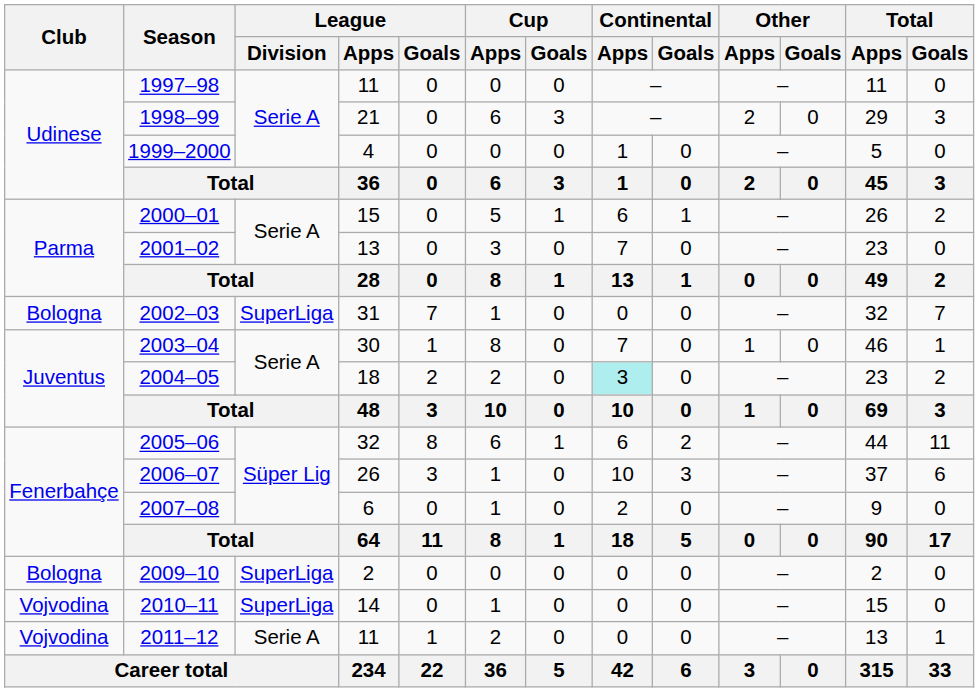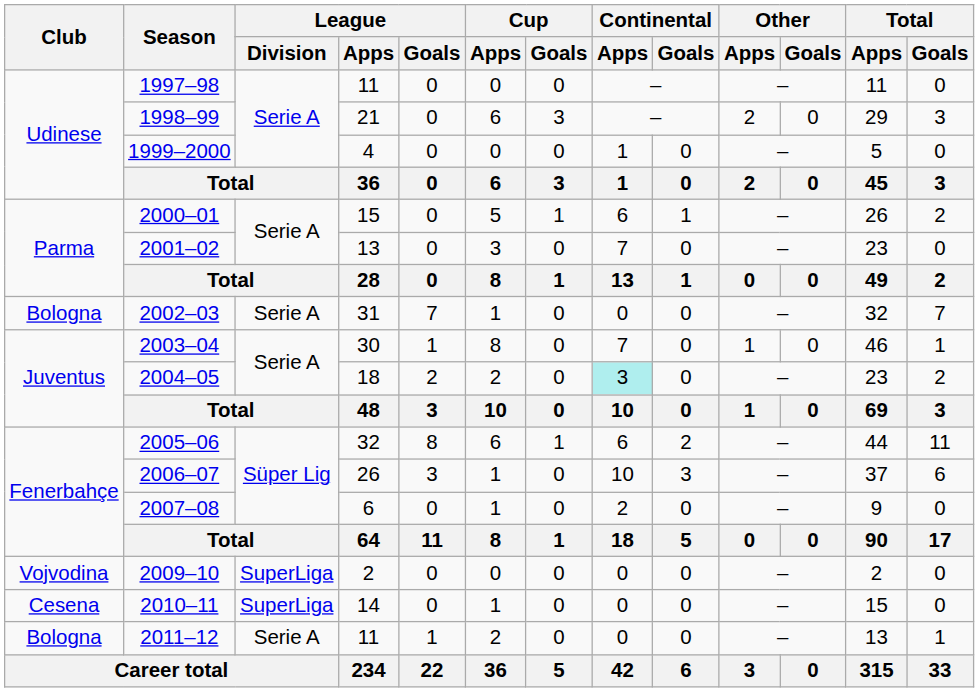(287, 313) SuperLiga -> (287, 313) Serie A
(64, 572) Bologna -> (64, 572) Vojvodina
(64, 605) Vojvodina -> (64, 605) Cesena
(64, 637) Vojvodina -> (64, 637) Bologna
